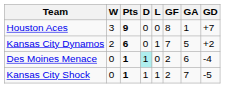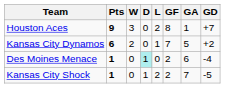columns swapped: (130, 12) <-> (113, 12)
(157, 28) 0 -> (157, 28) 2
(157, 75) 1 -> (157, 75) 2
